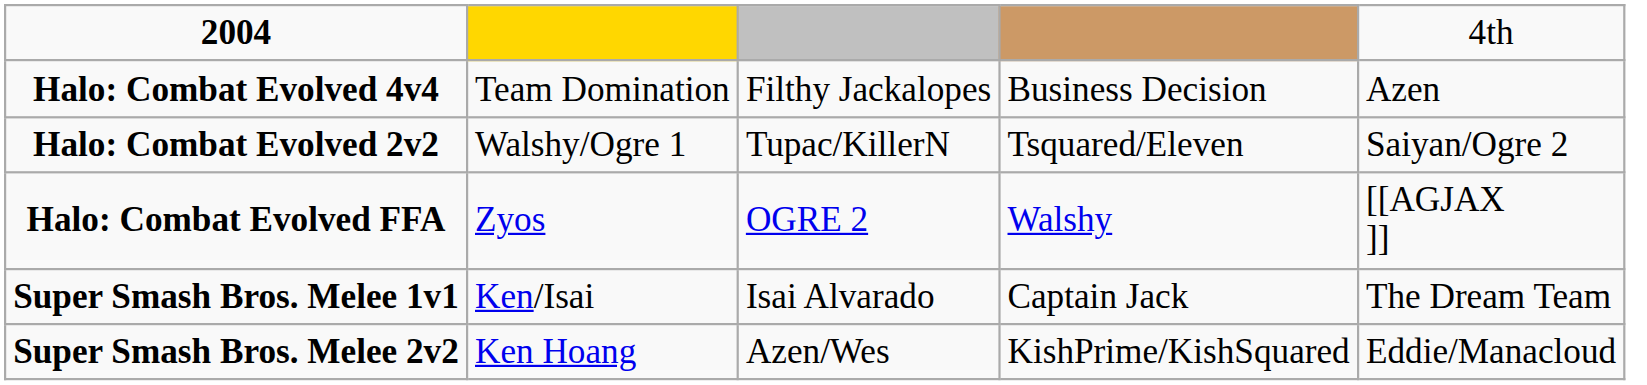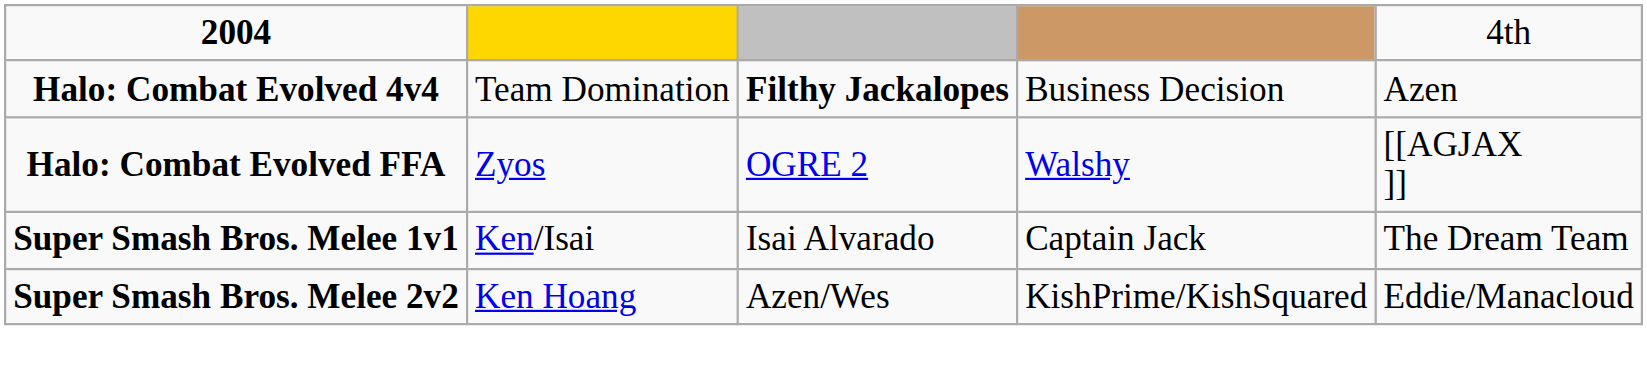(869, 88) normal -> (877, 88) bold
- row: (236, 144)
